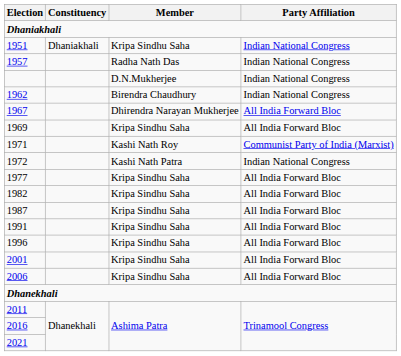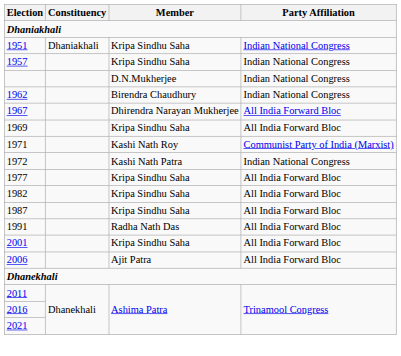(145, 62) Radha Nath Das -> (150, 62) Kripa Sindhu Saha
(150, 227) Kripa Sindhu Saha -> (145, 227) Radha Nath Das
- row: (17, 243)
(150, 276) Kripa Sindhu Saha -> (131, 260) Ajit Patra
